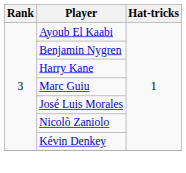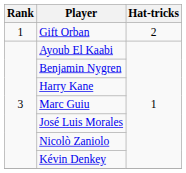+ row: (64, 31)
